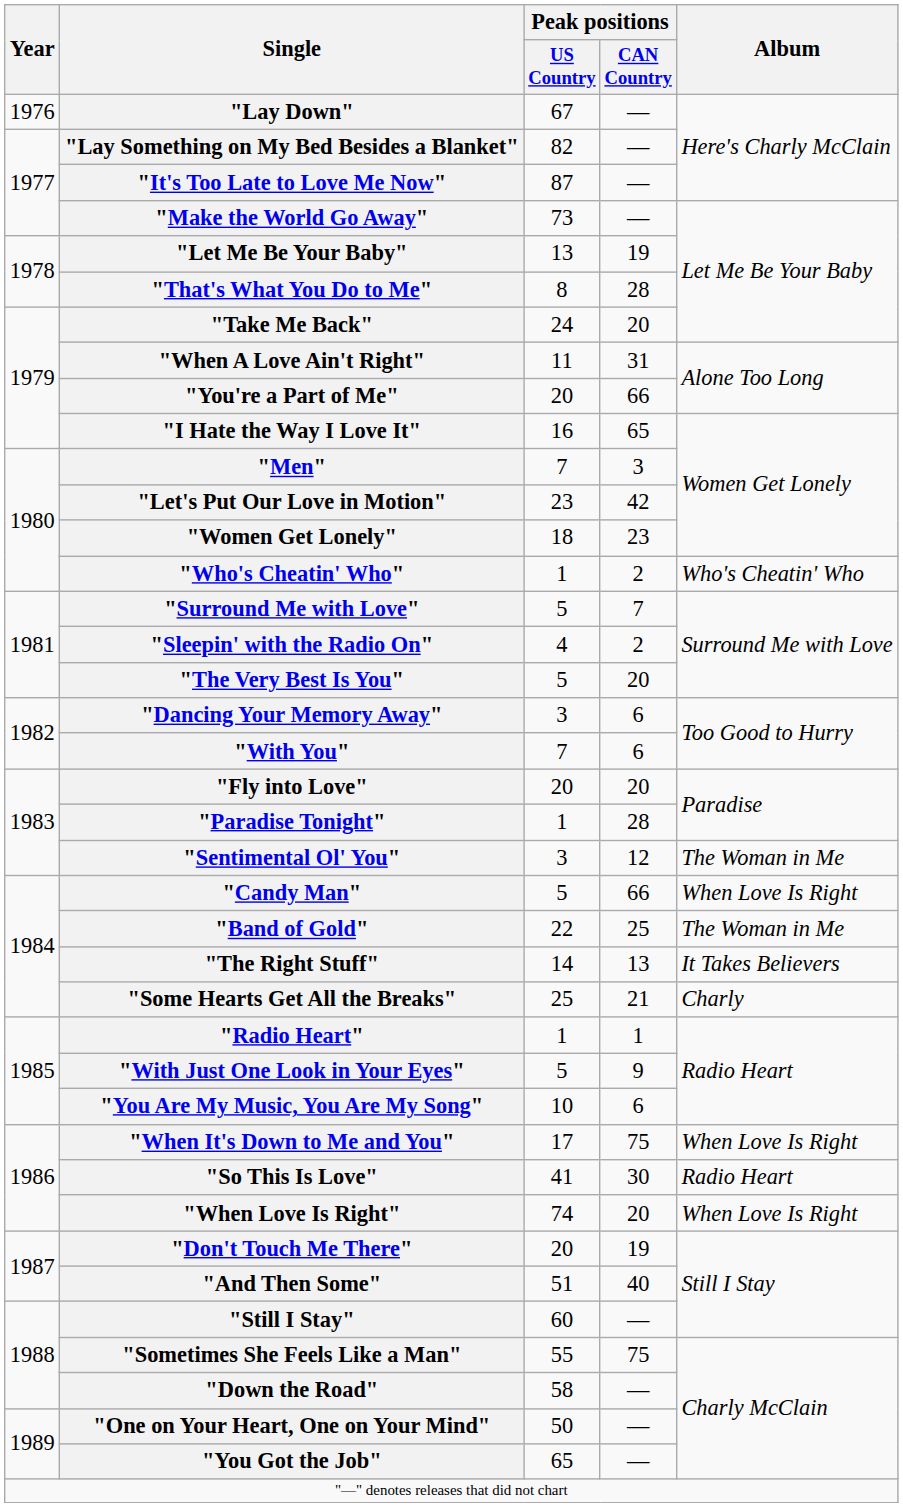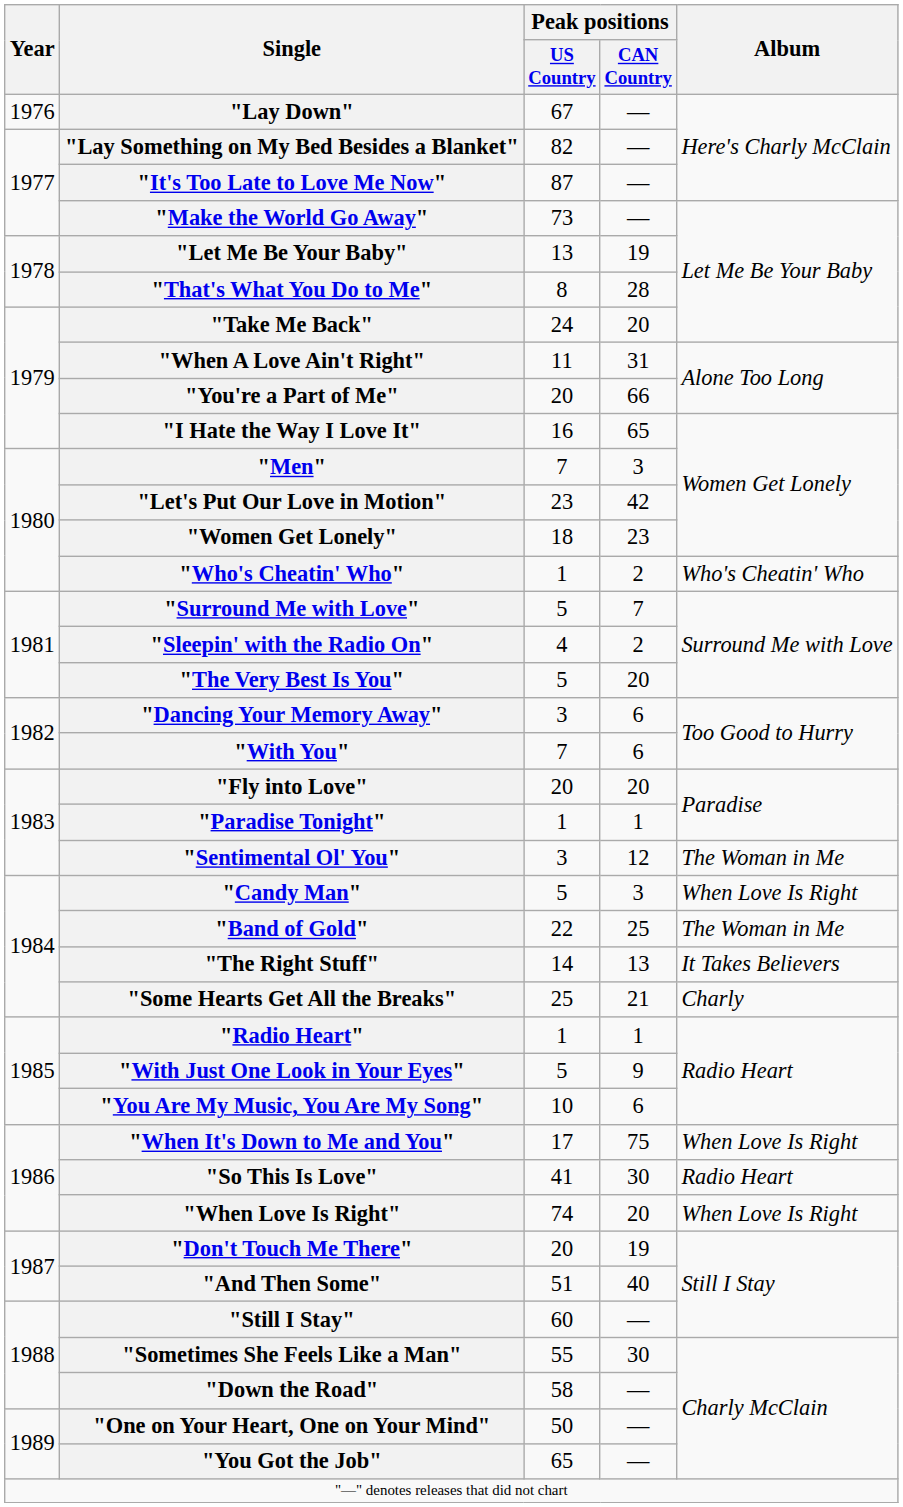(638, 821) 28 -> (638, 821) 1
(638, 892) 66 -> (638, 892) 3
(638, 1354) 75 -> (638, 1354) 30
